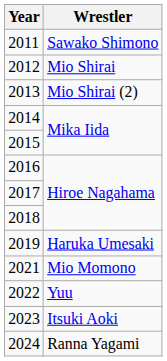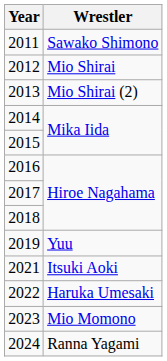(101, 243) Haruka Umesaki -> (60, 243) Yuu
(91, 268) Mio Momono -> (83, 268) Itsuki Aoki
(60, 293) Yuu -> (101, 293) Haruka Umesaki
(83, 318) Itsuki Aoki -> (91, 318) Mio Momono
